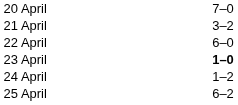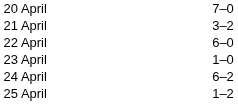(223, 60) bold -> (223, 60) normal
(223, 77) 1–2 -> (223, 77) 6–2
(223, 94) 6–2 -> (223, 94) 1–2
